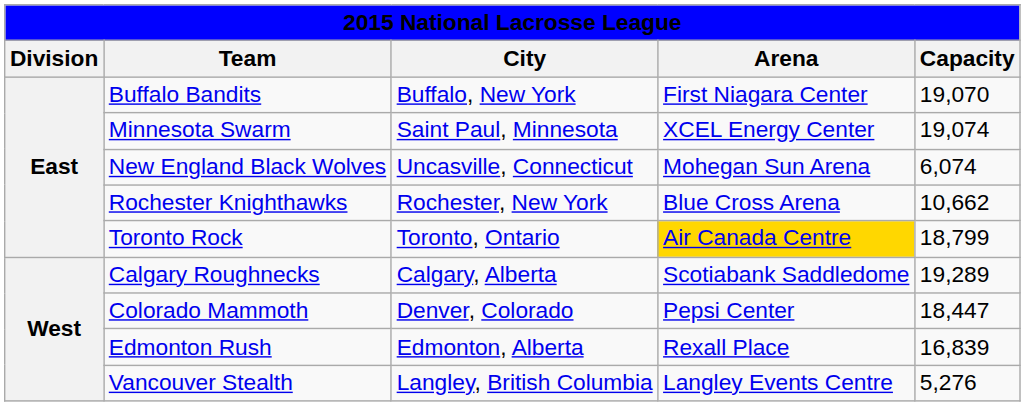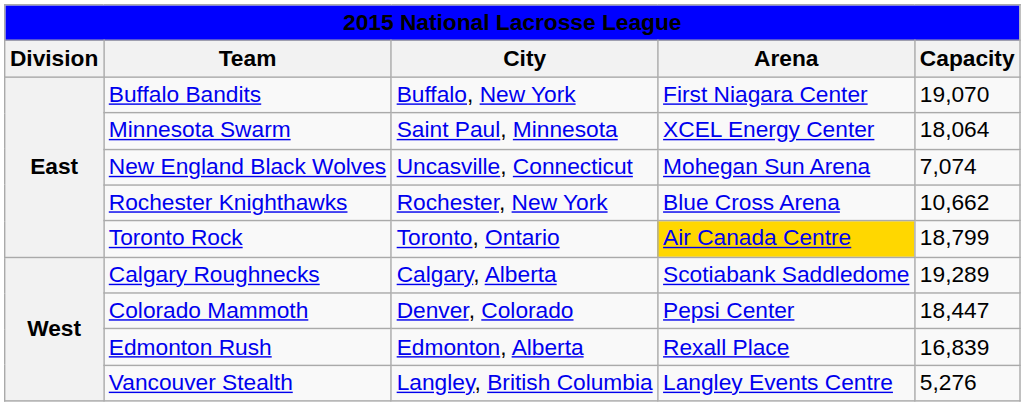(955, 130) 19,074 -> (955, 130) 18,064
(948, 166) 6,074 -> (948, 166) 7,074
